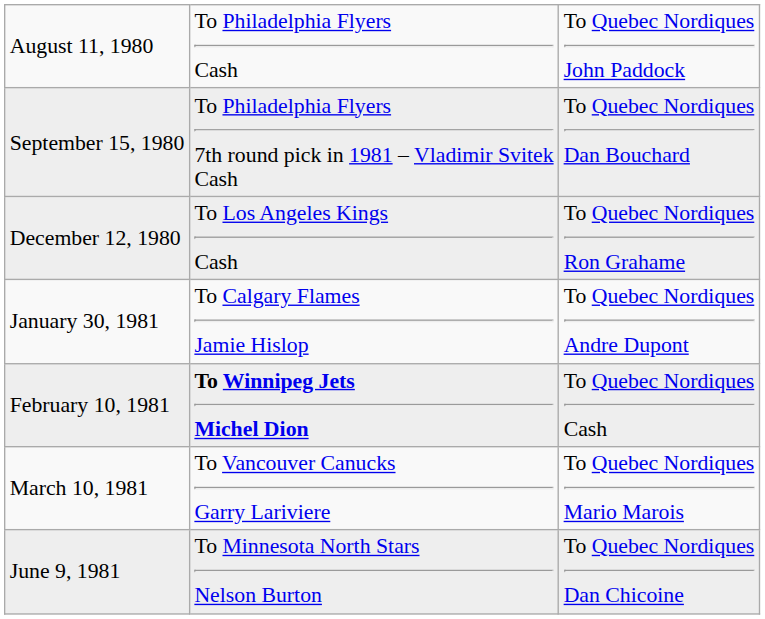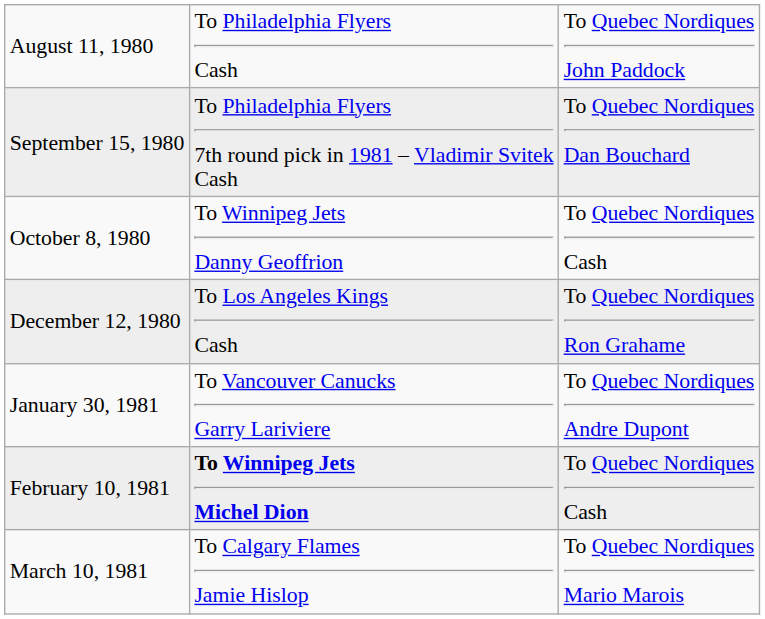+ row: (80, 237)
(374, 321) To Calgary Flames Jamie Hislop -> (374, 404) To Vancouver Canucks Garry Lariviere
(374, 488) To Vancouver Canucks Garry Lariviere -> (374, 571) To Calgary Flames Jamie Hislop
- row: (65, 571)
